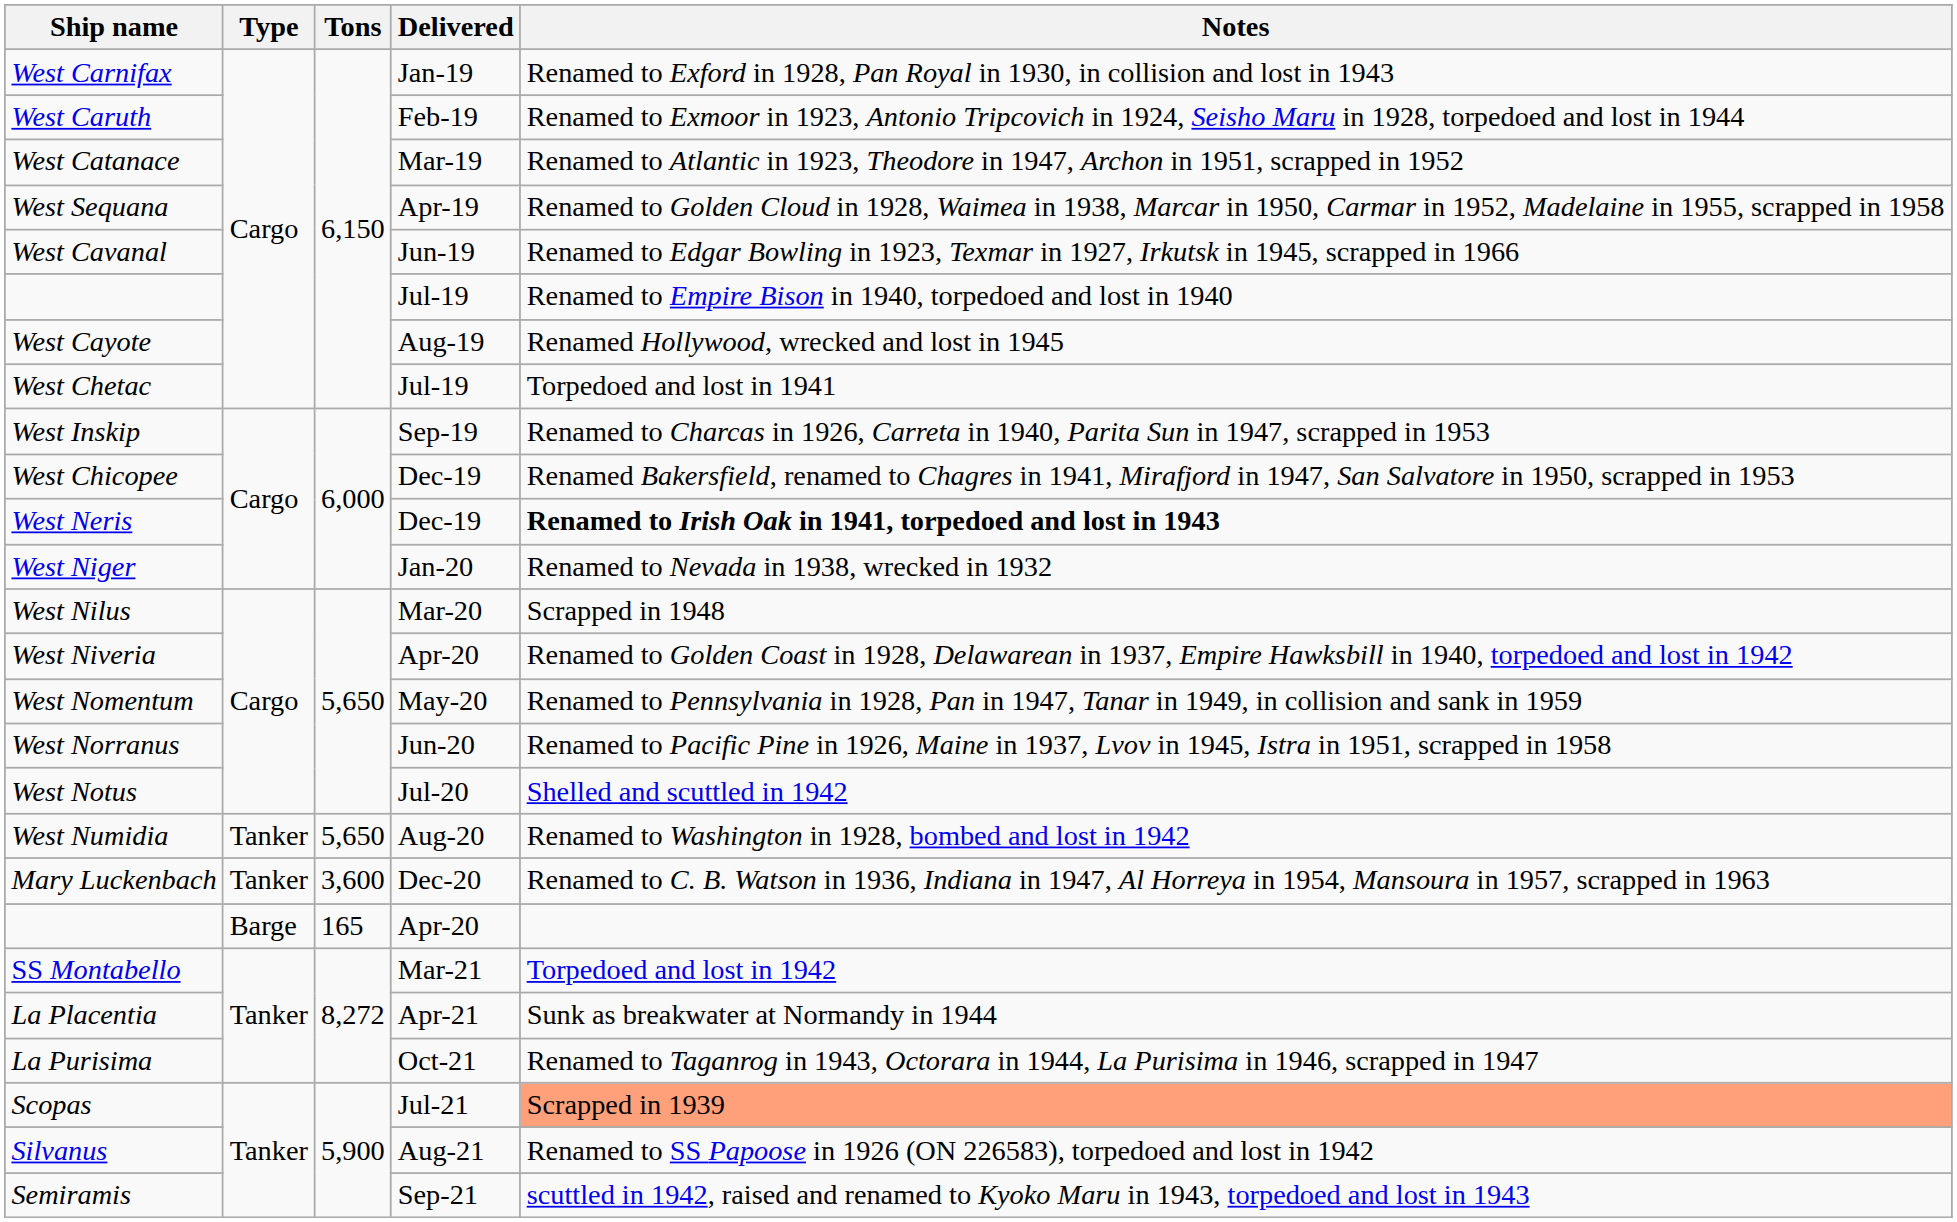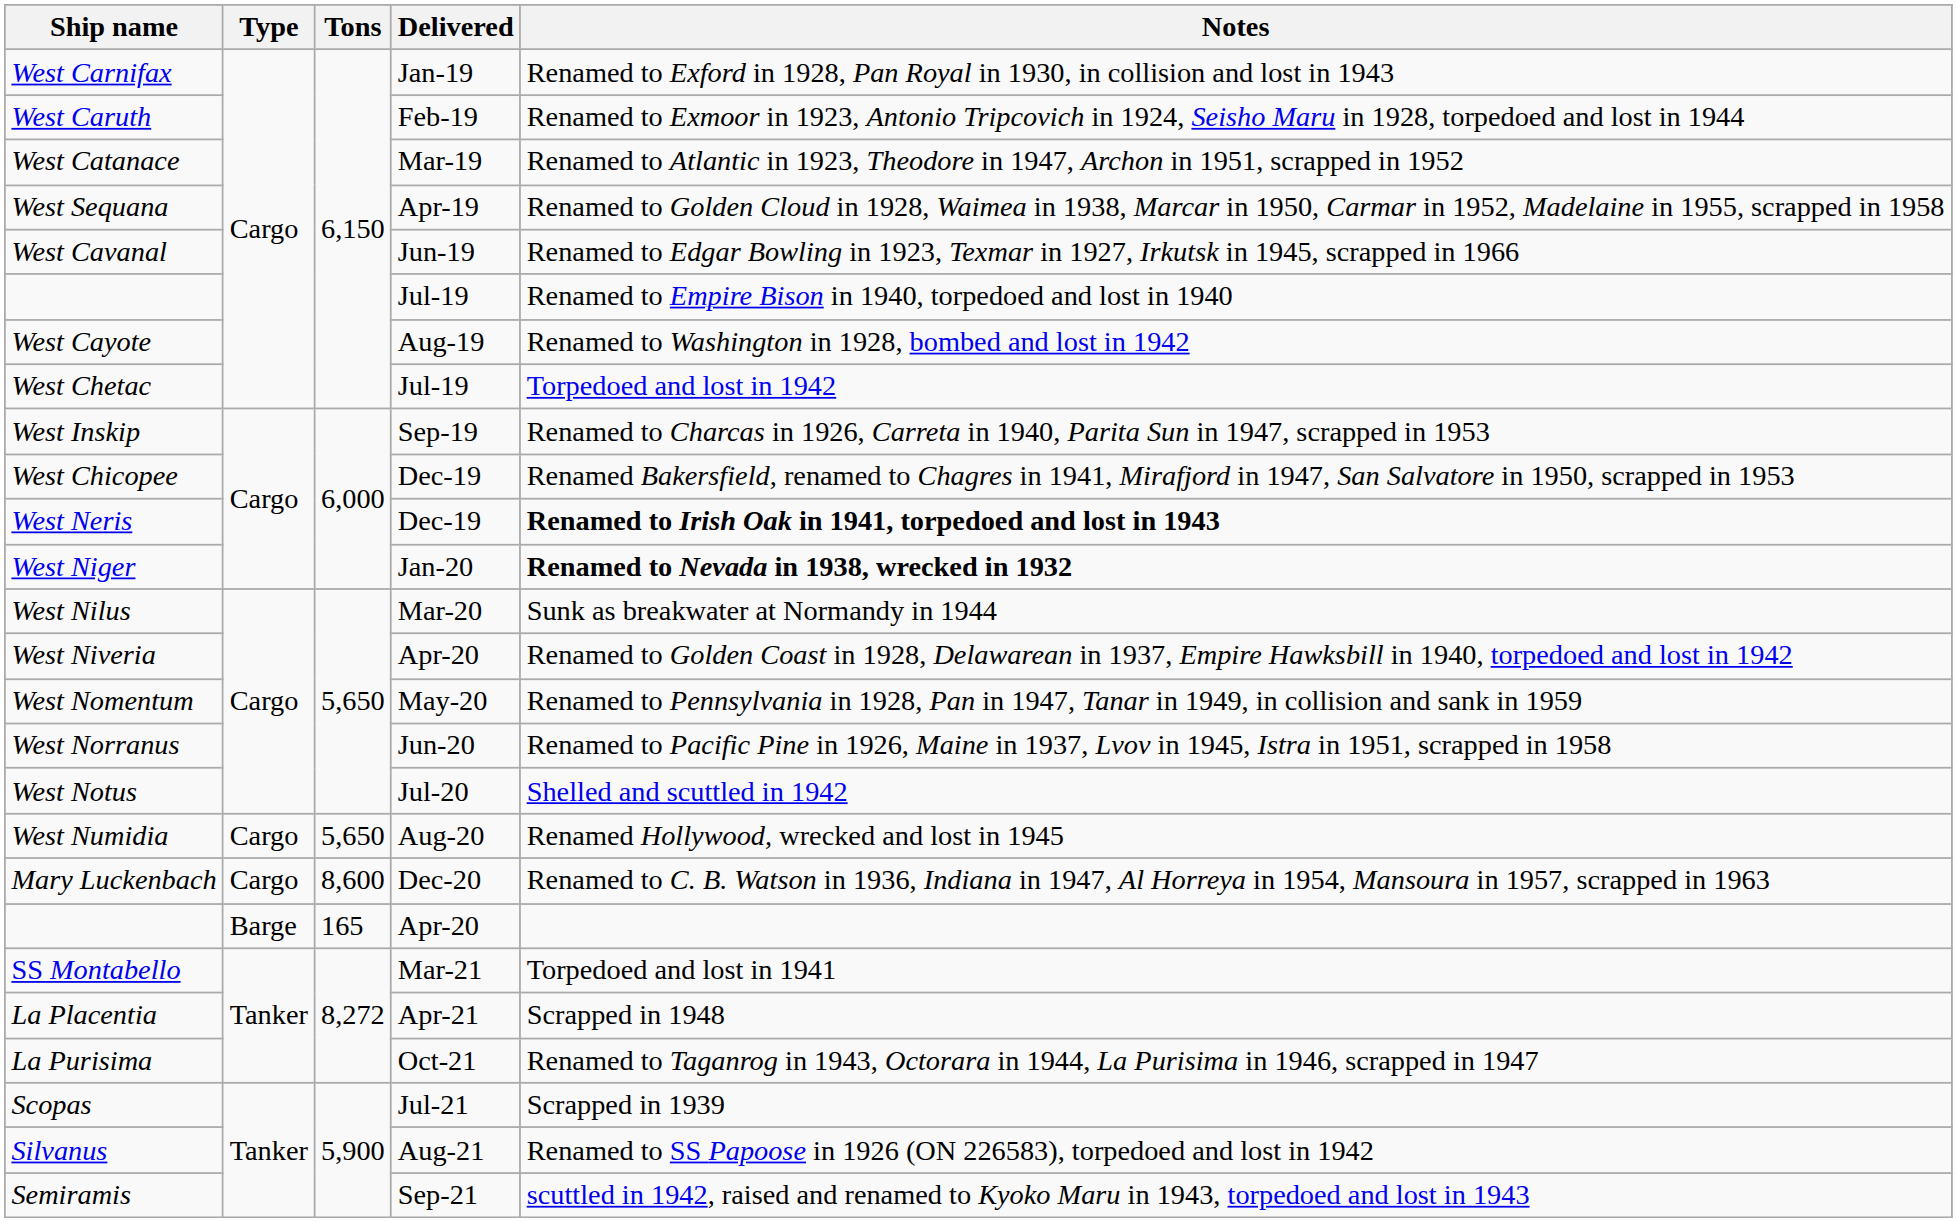(795, 341) Renamed Hollywood, wrecked and lost in 1945 -> (858, 341) Renamed to Washington in 1928, bombed and lost in 1942
(681, 386) Torpedoed and lost in 1941 -> (681, 386) Torpedoed and lost in 1942
(789, 565) normal -> (799, 565) bold
(626, 610) Scrapped in 1948 -> (762, 610) Sunk as breakwater at Normandy in 1944
(269, 835) Tanker -> (264, 835) Cargo
(858, 835) Renamed to Washington in 1928, bombed and lost in 1942 -> (795, 835) Renamed Hollywood, wrecked and lost in 1945
(269, 880) Tanker -> (264, 880) Cargo
(353, 880) 3,600 -> (353, 880) 8,600
(681, 970) Torpedoed and lost in 1942 -> (681, 970) Torpedoed and lost in 1941
(762, 1015) Sunk as breakwater at Normandy in 1944 -> (626, 1015) Scrapped in 1948
(626, 1104) lightsalmon background -> (626, 1104) no background
